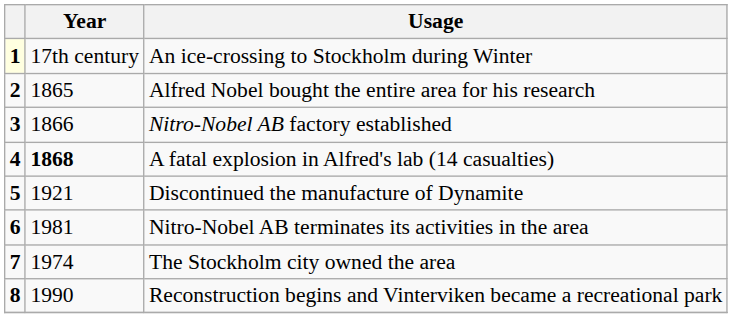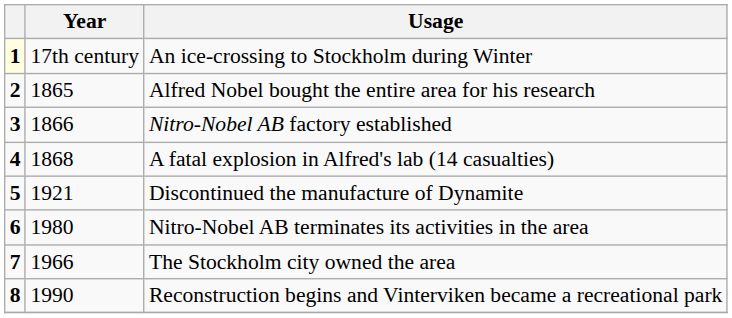(52, 158) bold -> (52, 158) normal
(52, 227) 1981 -> (52, 227) 1980
(52, 261) 1974 -> (52, 261) 1966
